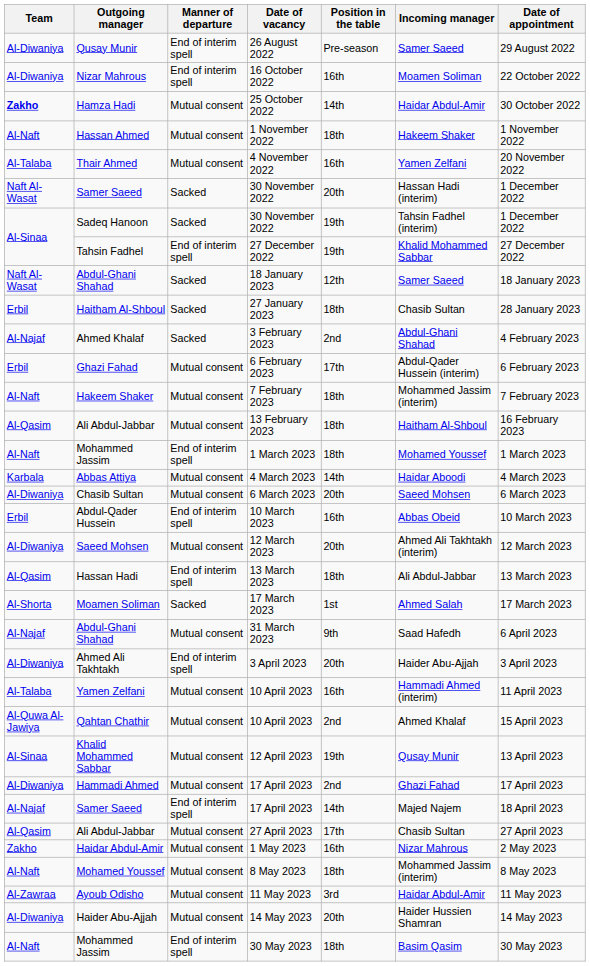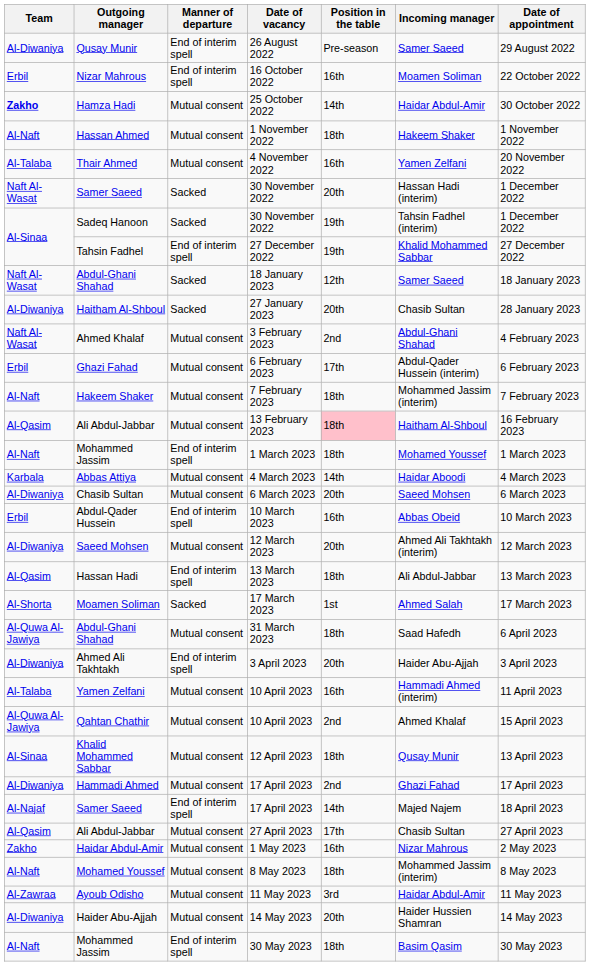(35, 77) Al-Diwaniya -> (18, 77) Erbil
(18, 309) Erbil -> (35, 309) Al-Diwaniya
(334, 309) 18th -> (334, 309) 20th
(26, 338) Al-Najaf -> (24, 338) Naft Al-Wasat
(188, 338) Sacked -> (207, 338) Mutual consent
(334, 425) no background -> (334, 425) pink background
(26, 634) Al-Najaf -> (35, 634) Al-Quwa Al-Jawiya
(331, 634) 9th -> (334, 634) 18th
(334, 756) 19th -> (334, 756) 18th
